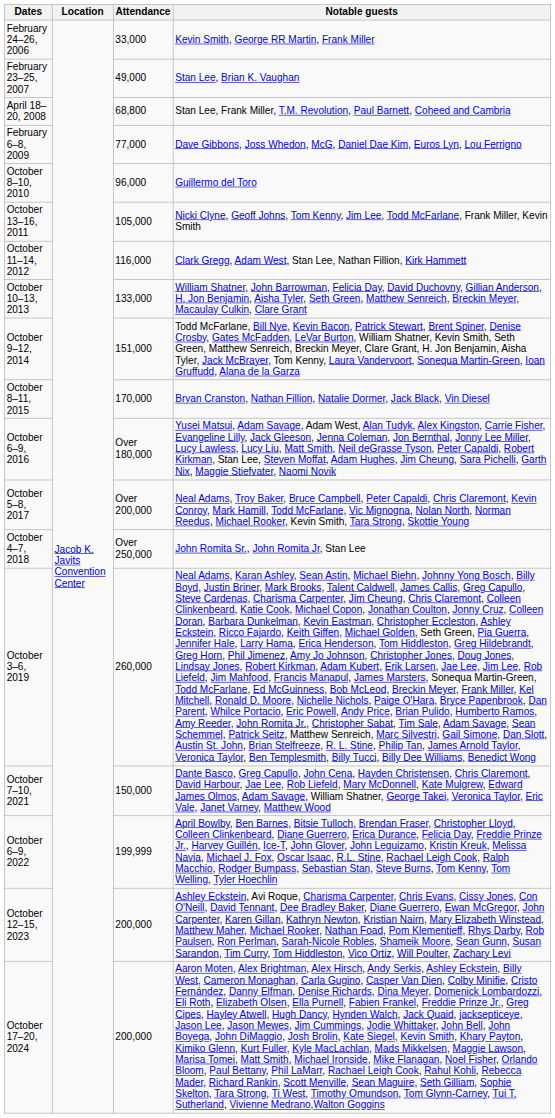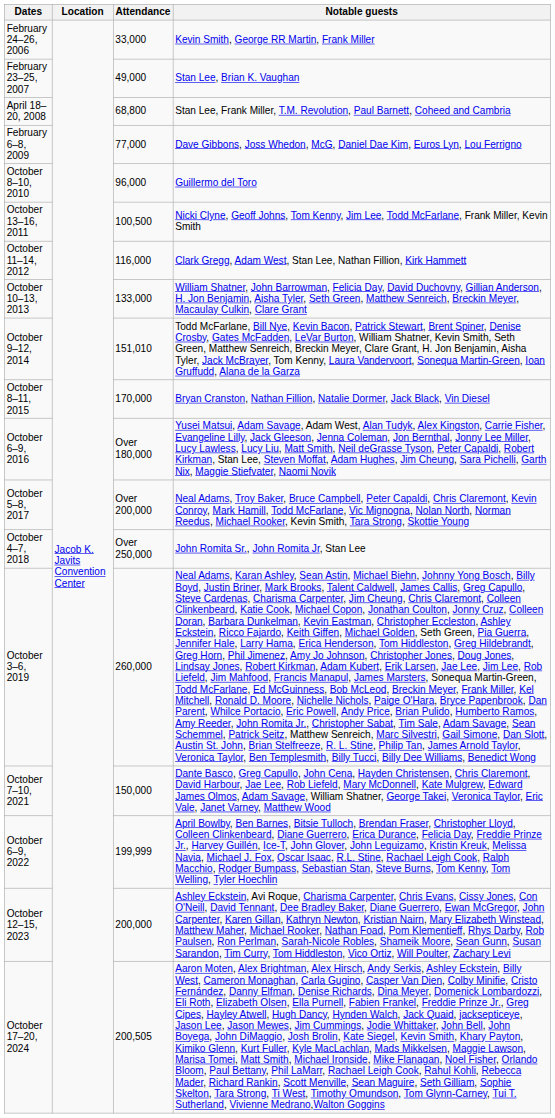(134, 221) 105,000 -> (134, 221) 100,500
(134, 349) 151,000 -> (134, 349) 151,010
(134, 1037) 200,000 -> (134, 1037) 200,505
